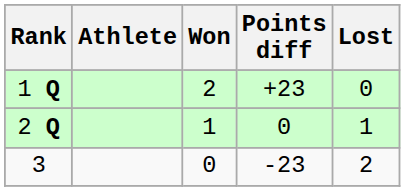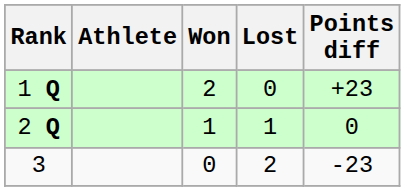columns swapped: (366, 38) <-> (284, 38)
